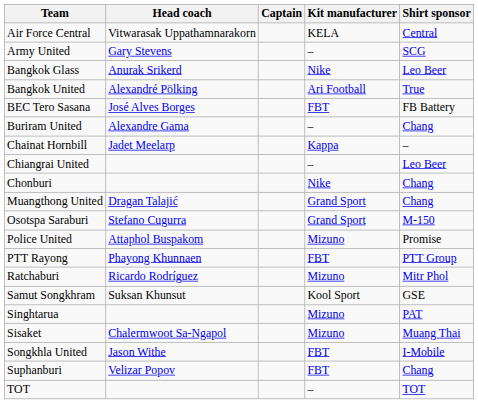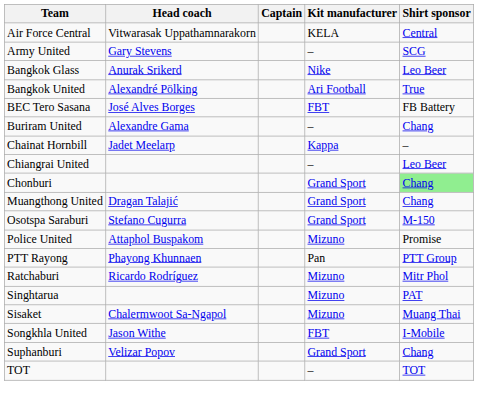(319, 182) Nike -> (337, 182) Grand Sport
(418, 182) no background -> (418, 182) lightgreen background
(318, 257) FBT -> (316, 257) Pan
- row: (51, 295)
(318, 370) FBT -> (337, 351) Grand Sport
